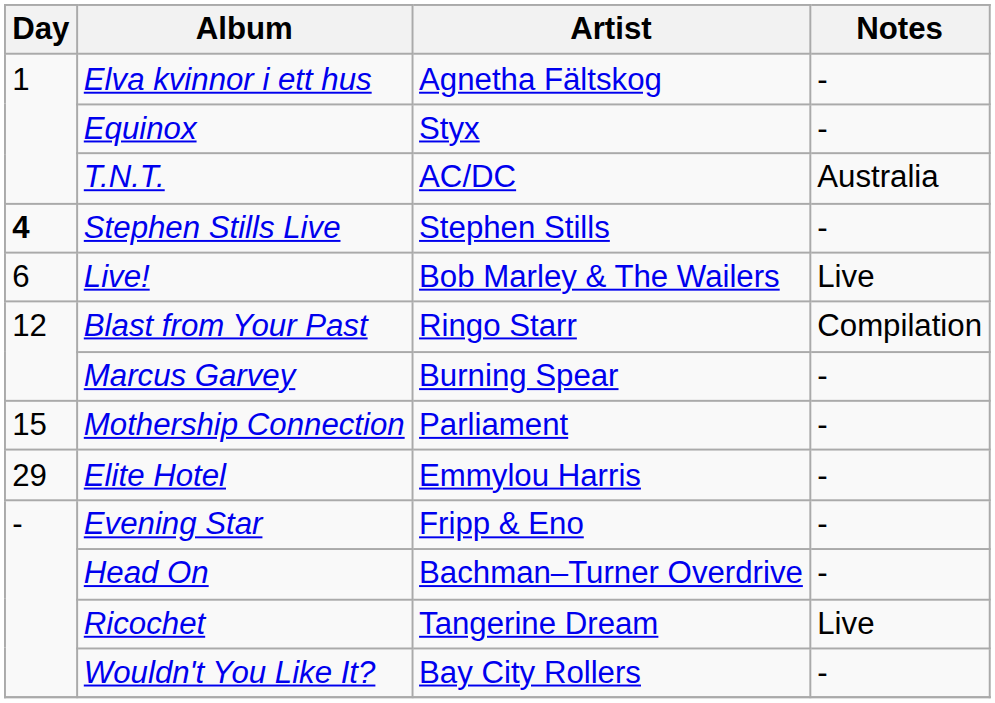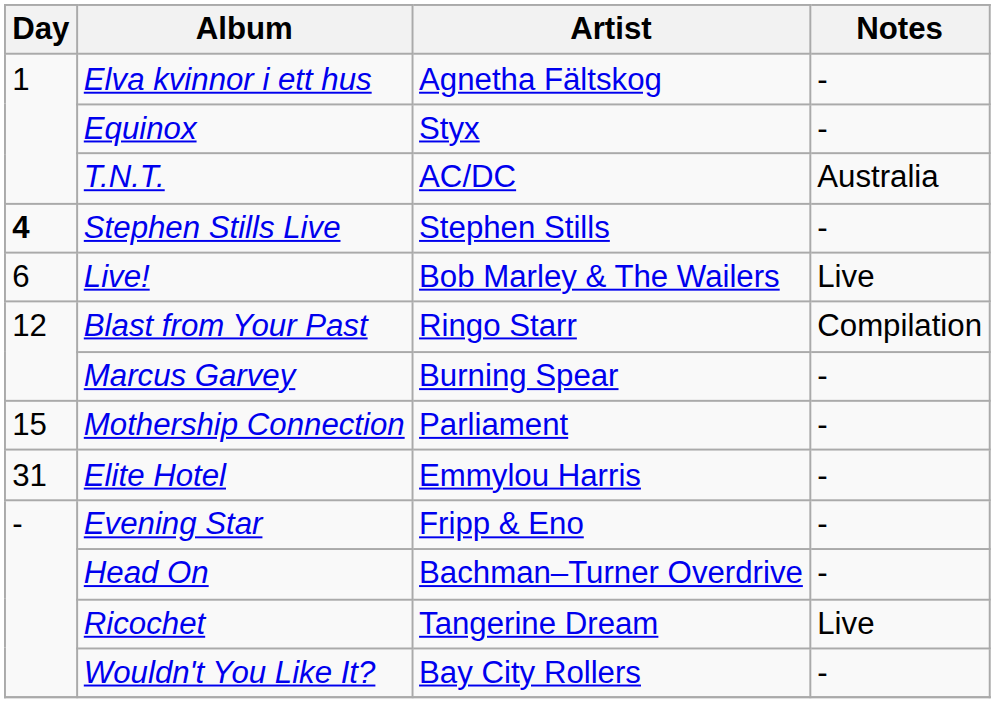(30, 474) 29 -> (30, 474) 31
